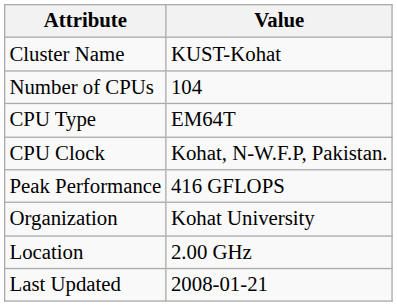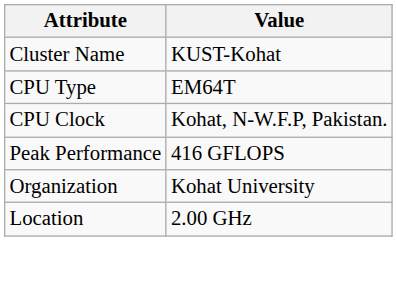- row: (82, 86)
- row: (65, 284)
